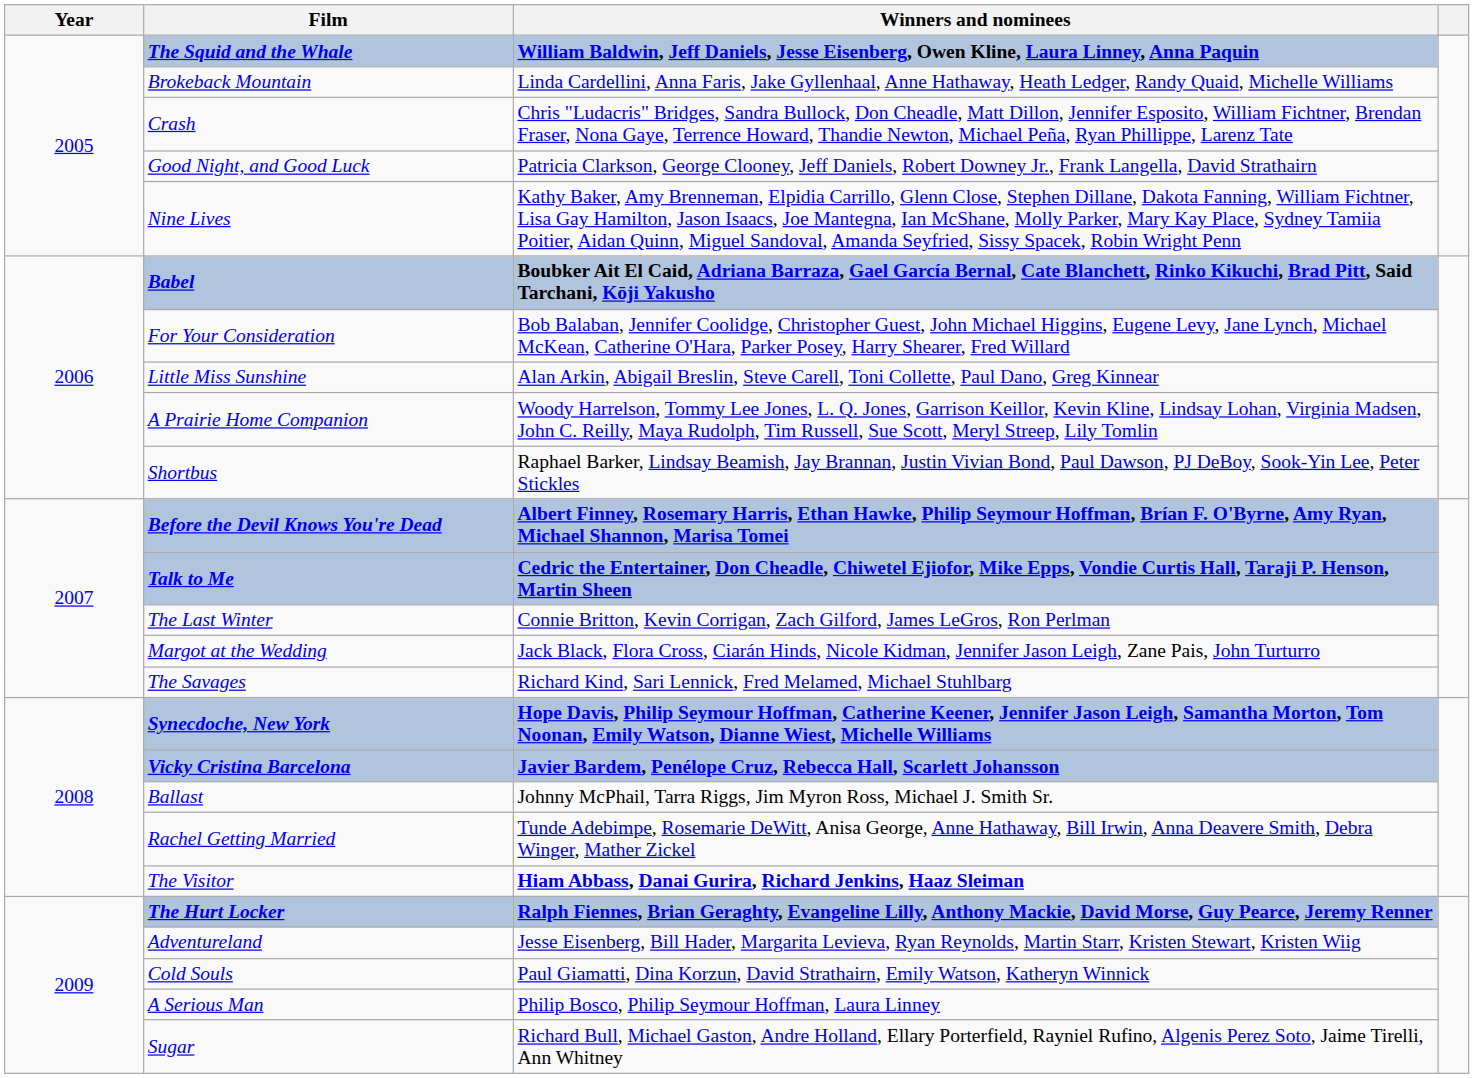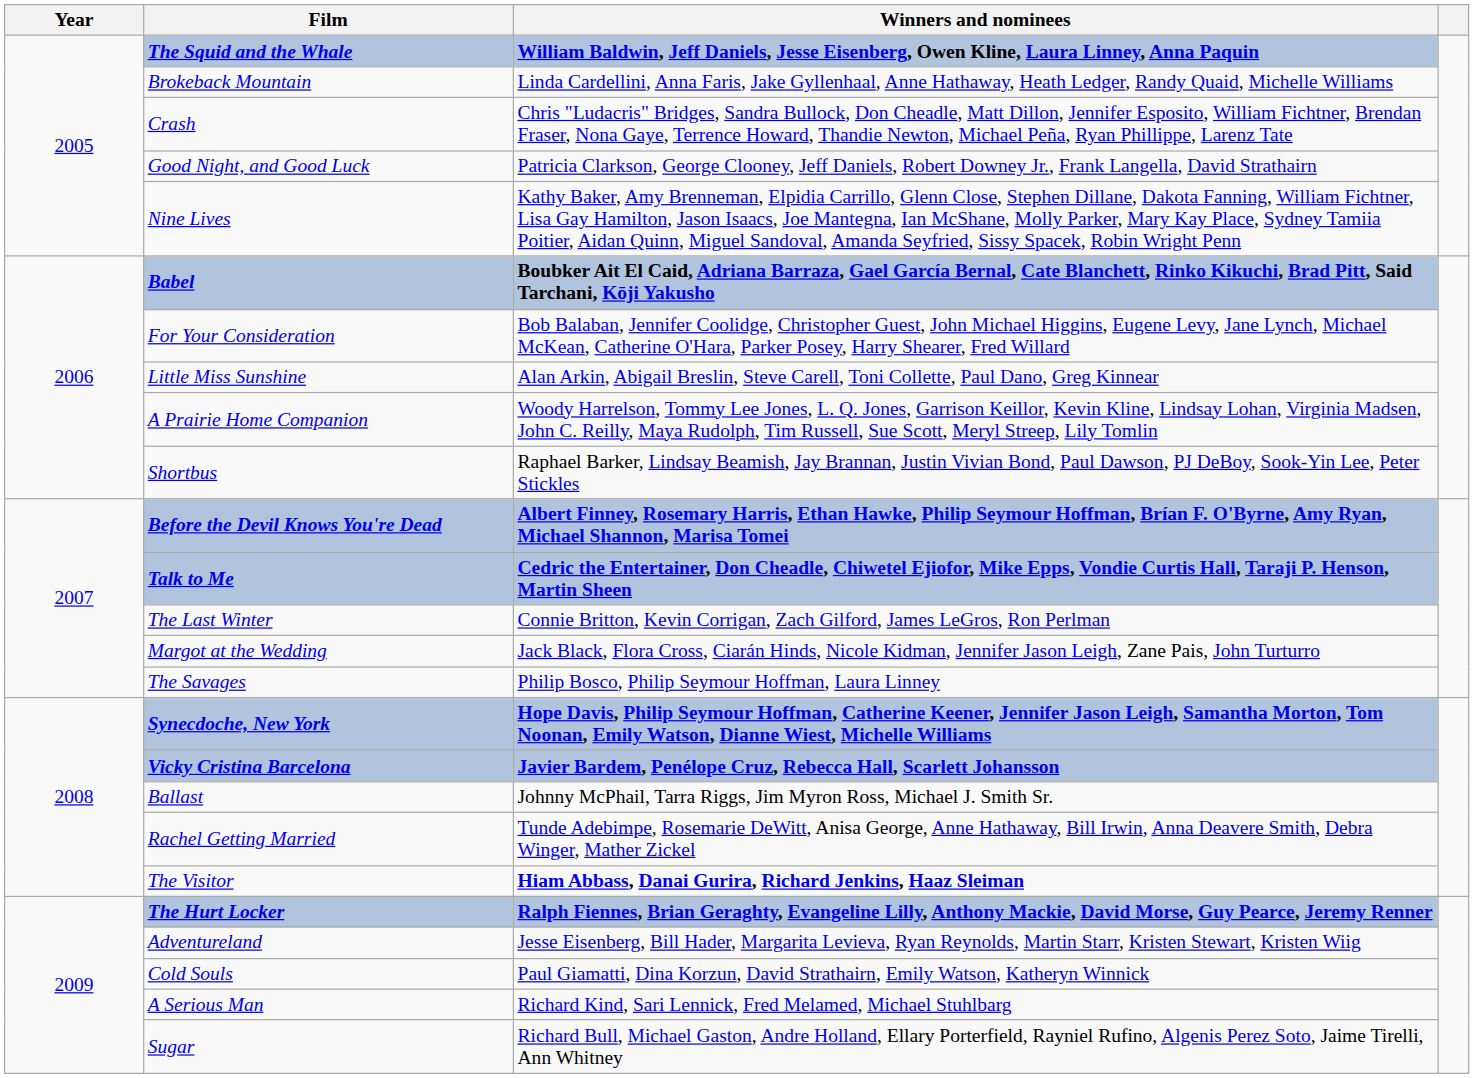(765, 681) Richard Kind, Sari Lennick, Fred Melamed, Michael Stuhlbarg -> (729, 681) Philip Bosco, Philip Seymour Hoffman, Laura Linney
(729, 1004) Philip Bosco, Philip Seymour Hoffman, Laura Linney -> (765, 1004) Richard Kind, Sari Lennick, Fred Melamed, Michael Stuhlbarg
